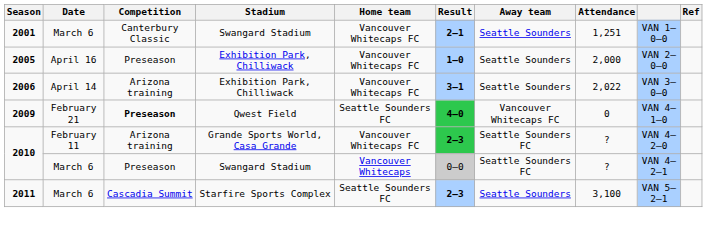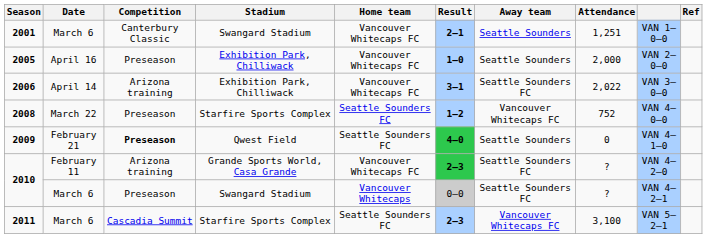(525, 87) Seattle Sounders -> (525, 87) Seattle Sounders FC
+ row: (24, 113)
(525, 113) Vancouver Whitecaps FC -> (525, 140) Seattle Sounders
(525, 193) Seattle Sounders -> (525, 220) Vancouver Whitecaps FC
